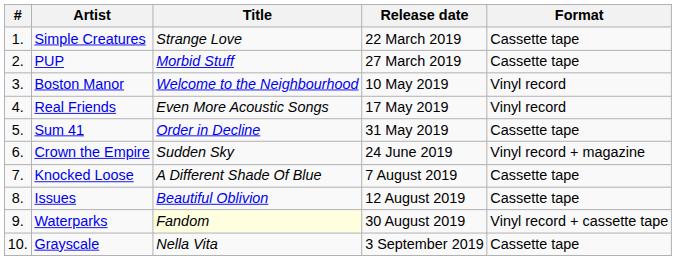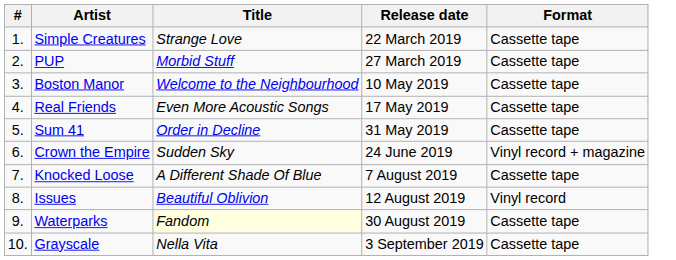(528, 84) Vinyl record -> (535, 84) Cassette tape
(528, 107) Vinyl record -> (535, 107) Cassette tape
(535, 198) Cassette tape -> (528, 198) Vinyl record
(579, 221) Vinyl record + cassette tape -> (535, 221) Cassette tape
